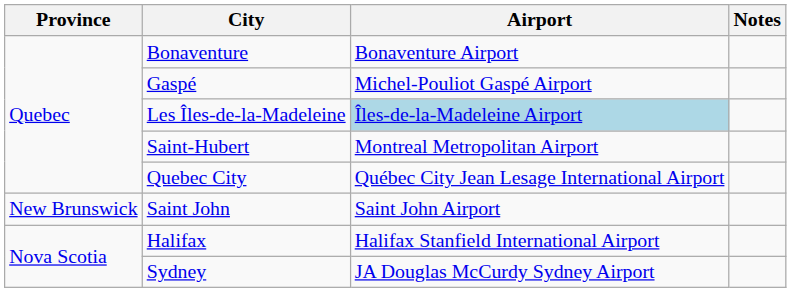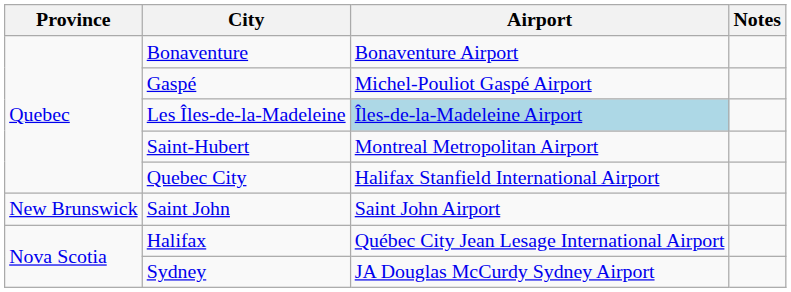(540, 177) Québec City Jean Lesage International Airport -> (507, 177) Halifax Stanfield International Airport
(507, 240) Halifax Stanfield International Airport -> (540, 240) Québec City Jean Lesage International Airport
